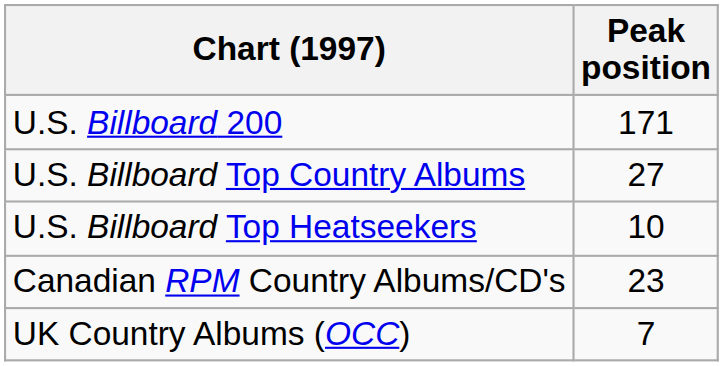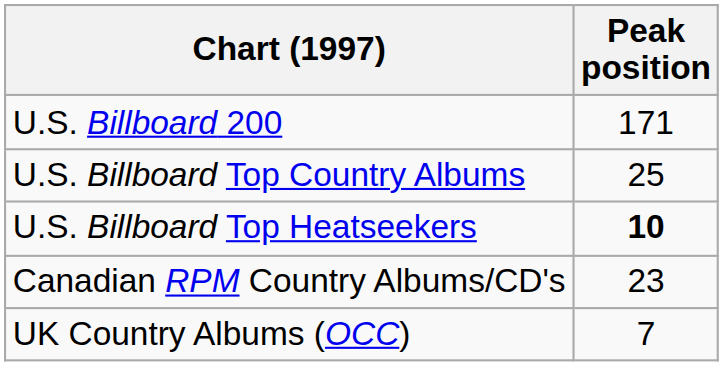(646, 174) 27 -> (646, 174) 25
(646, 227) normal -> (646, 227) bold
